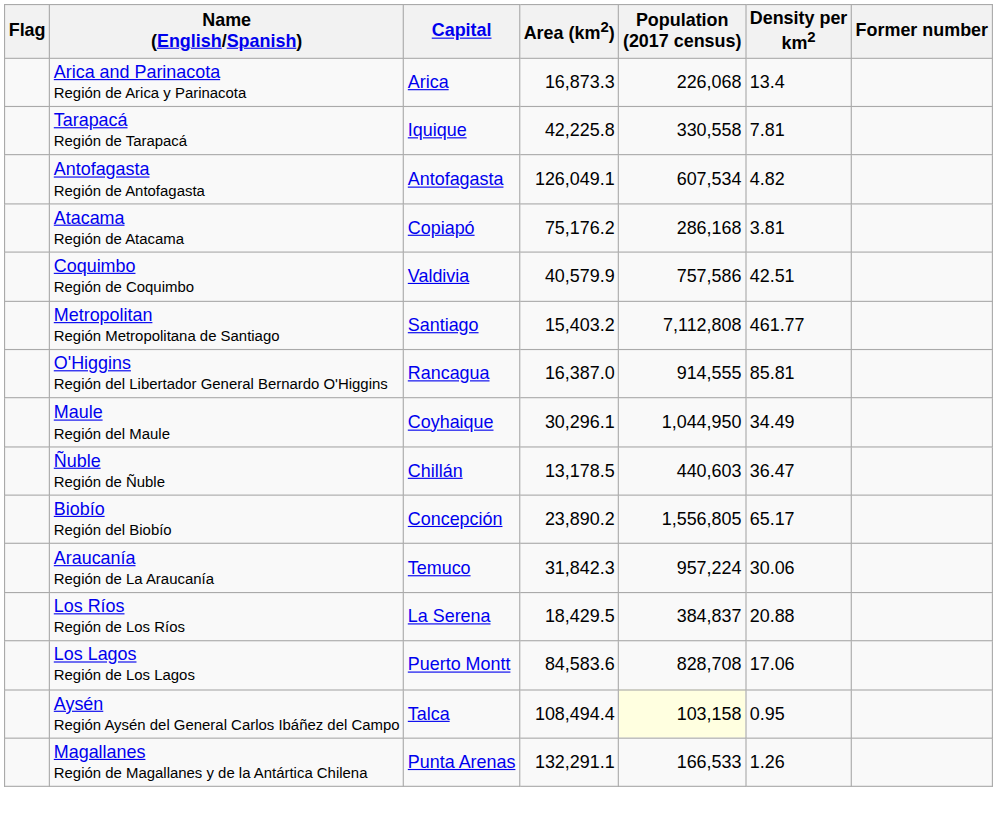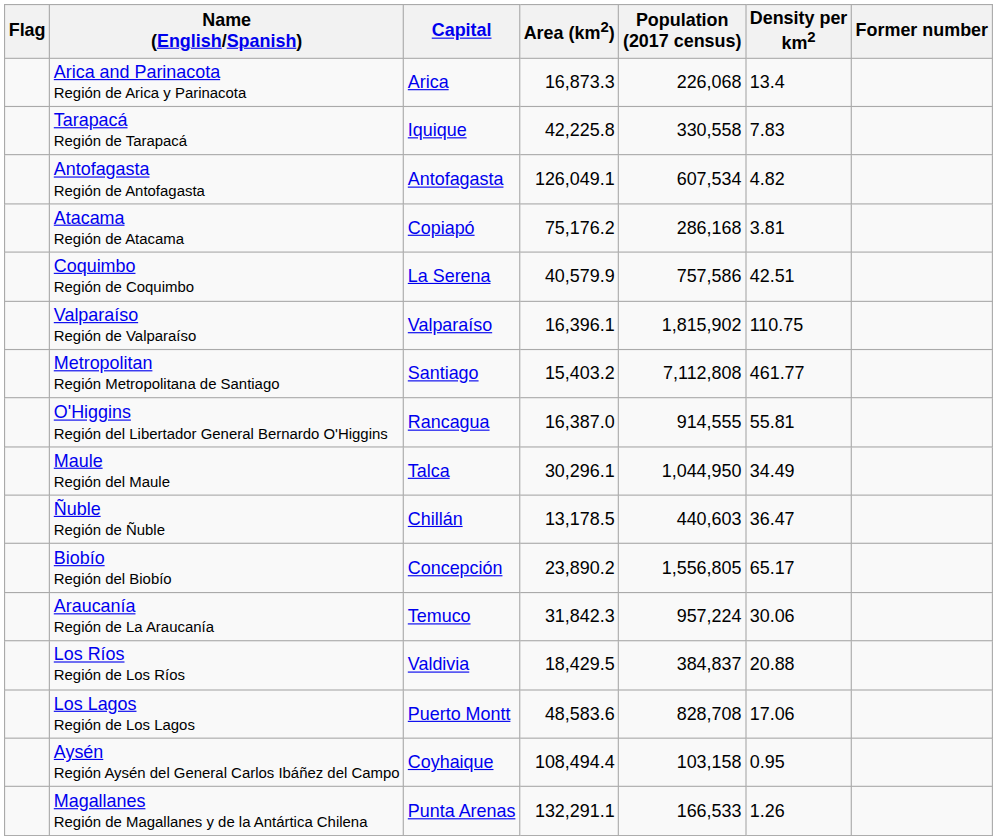(767, 130) 7.81 -> (767, 130) 7.83
(439, 276) Valdivia -> (449, 276) La Serena
+ row: (125, 325)
(772, 373) 85.81 -> (772, 422) 55.81
(451, 422) Coyhaique -> (429, 470) Talca
(449, 616) La Serena -> (439, 665) Valdivia
(580, 665) 84,583.6 -> (580, 713) 48,583.6
(429, 713) Talca -> (451, 762) Coyhaique
(709, 713) lightyellow background -> (709, 762) no background
